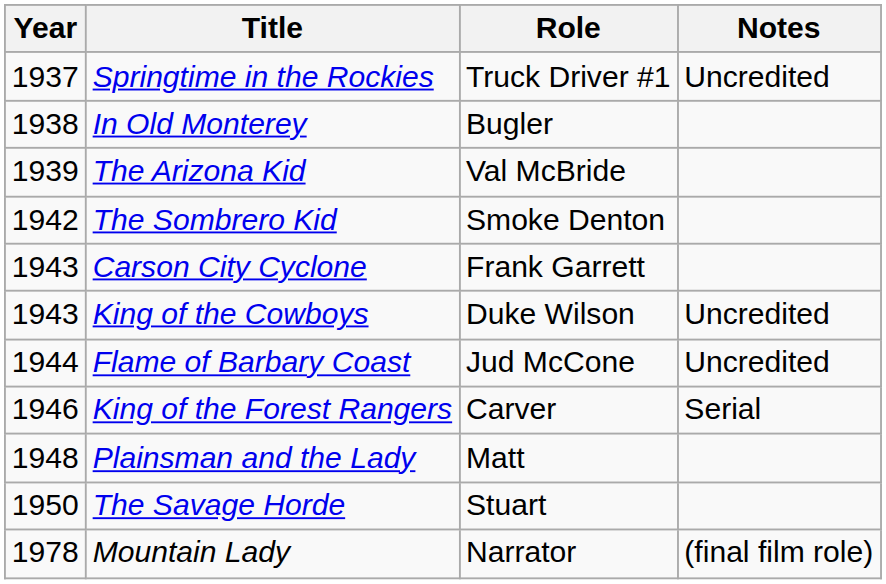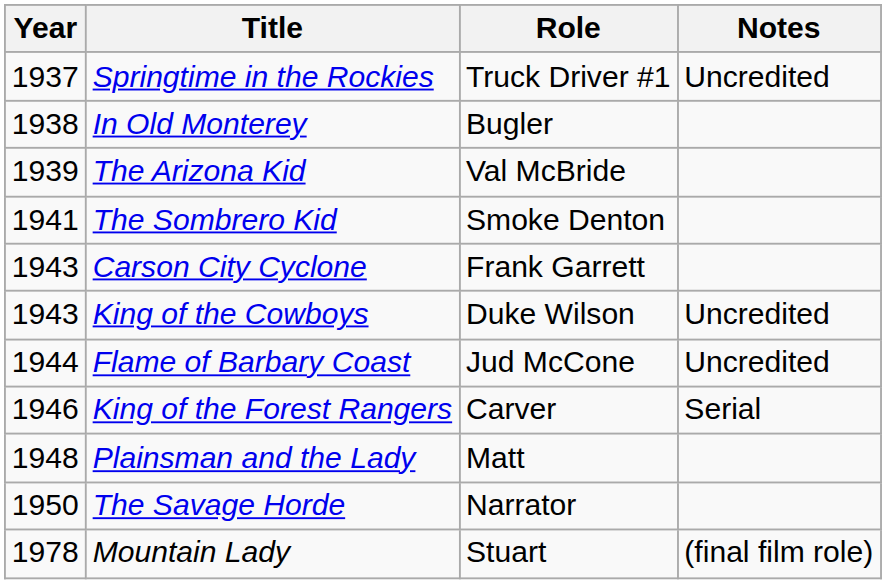(45, 219) 1942 -> (45, 219) 1941
(506, 505) Stuart -> (521, 505) Narrator
(521, 553) Narrator -> (506, 553) Stuart
